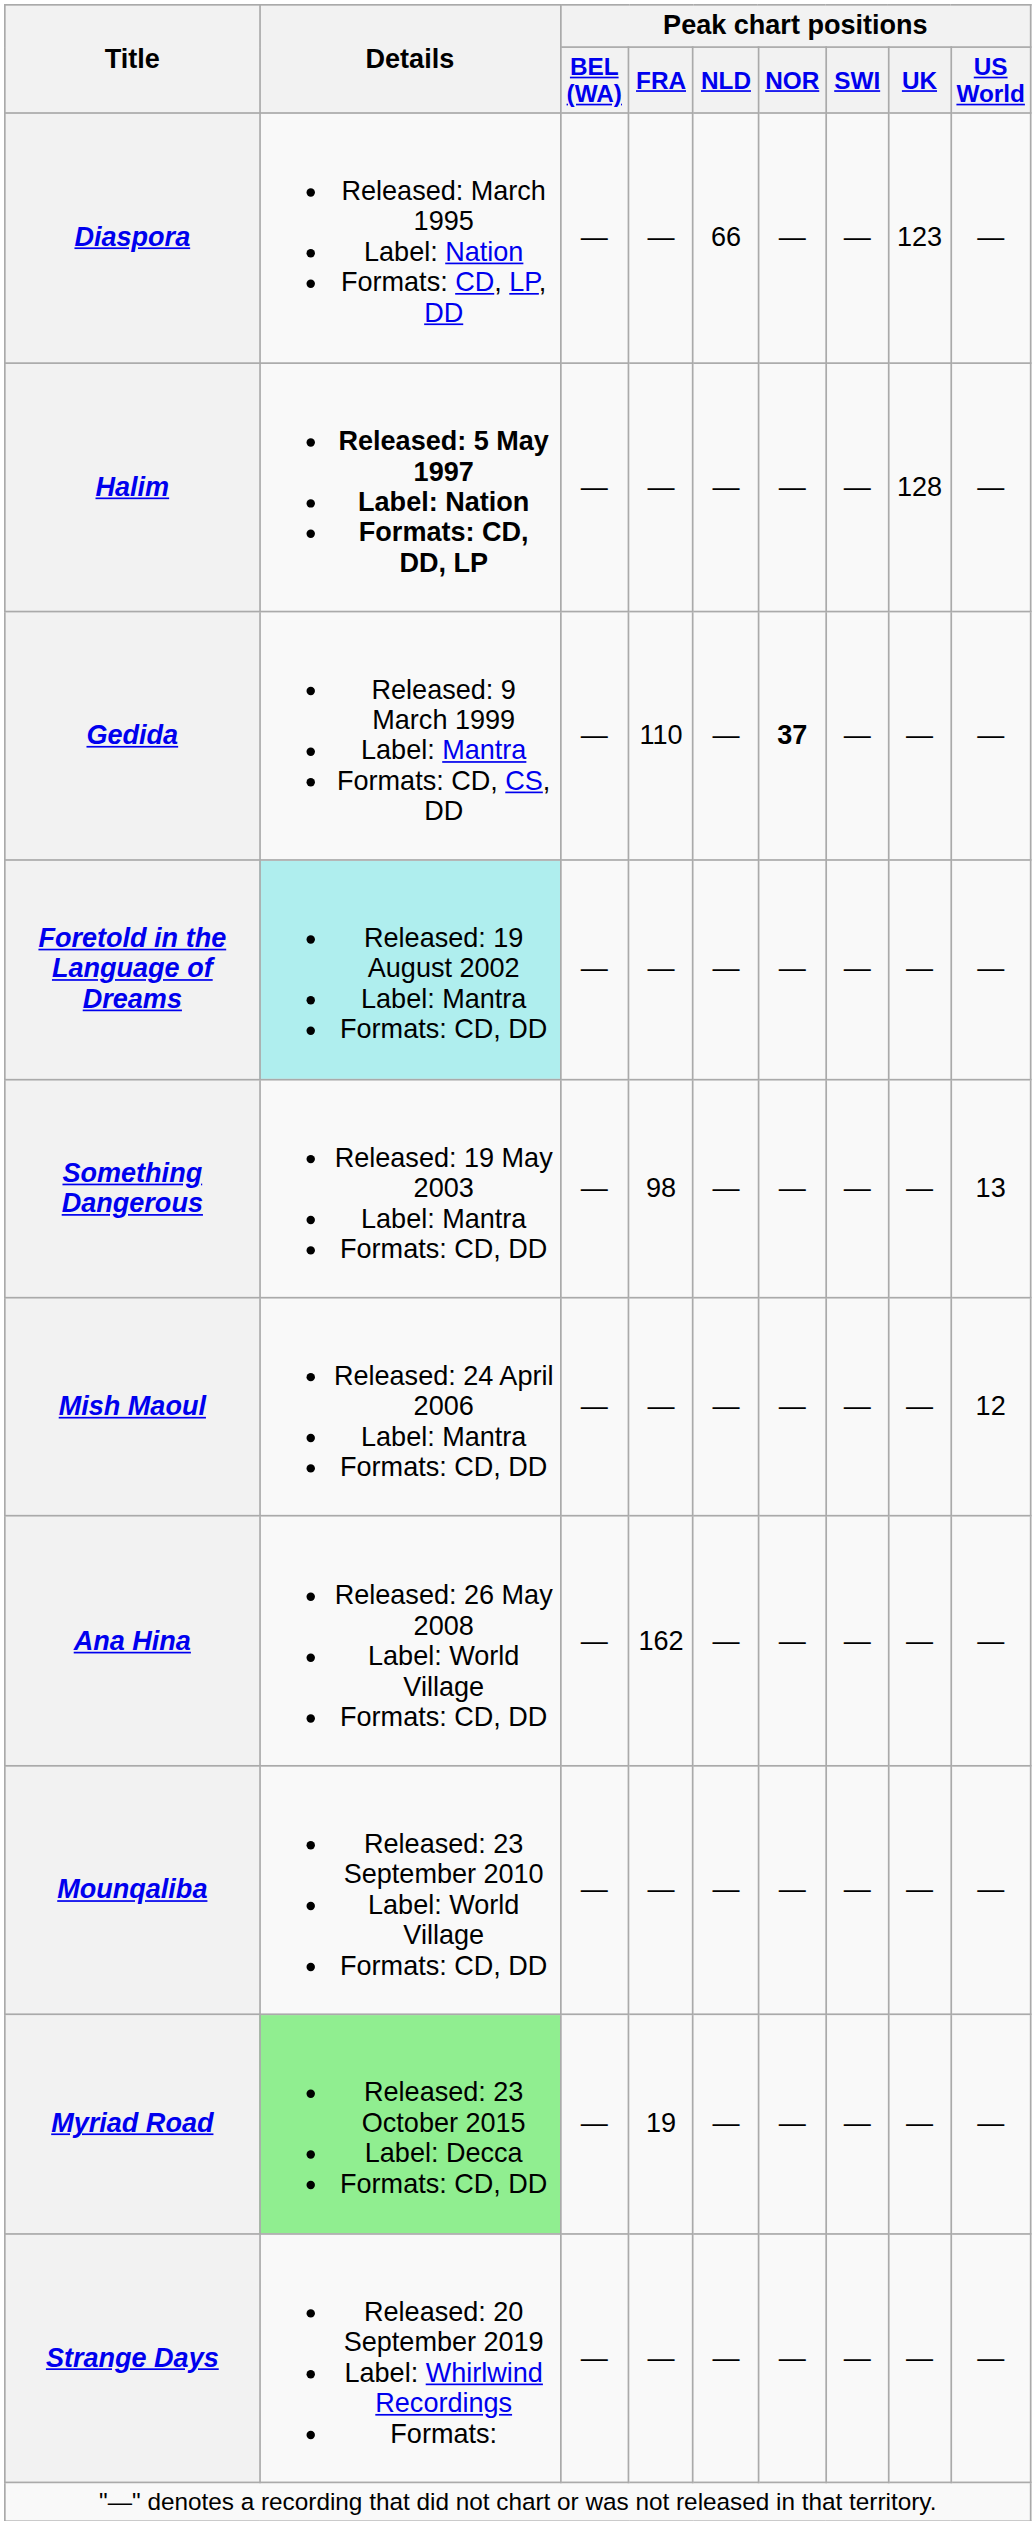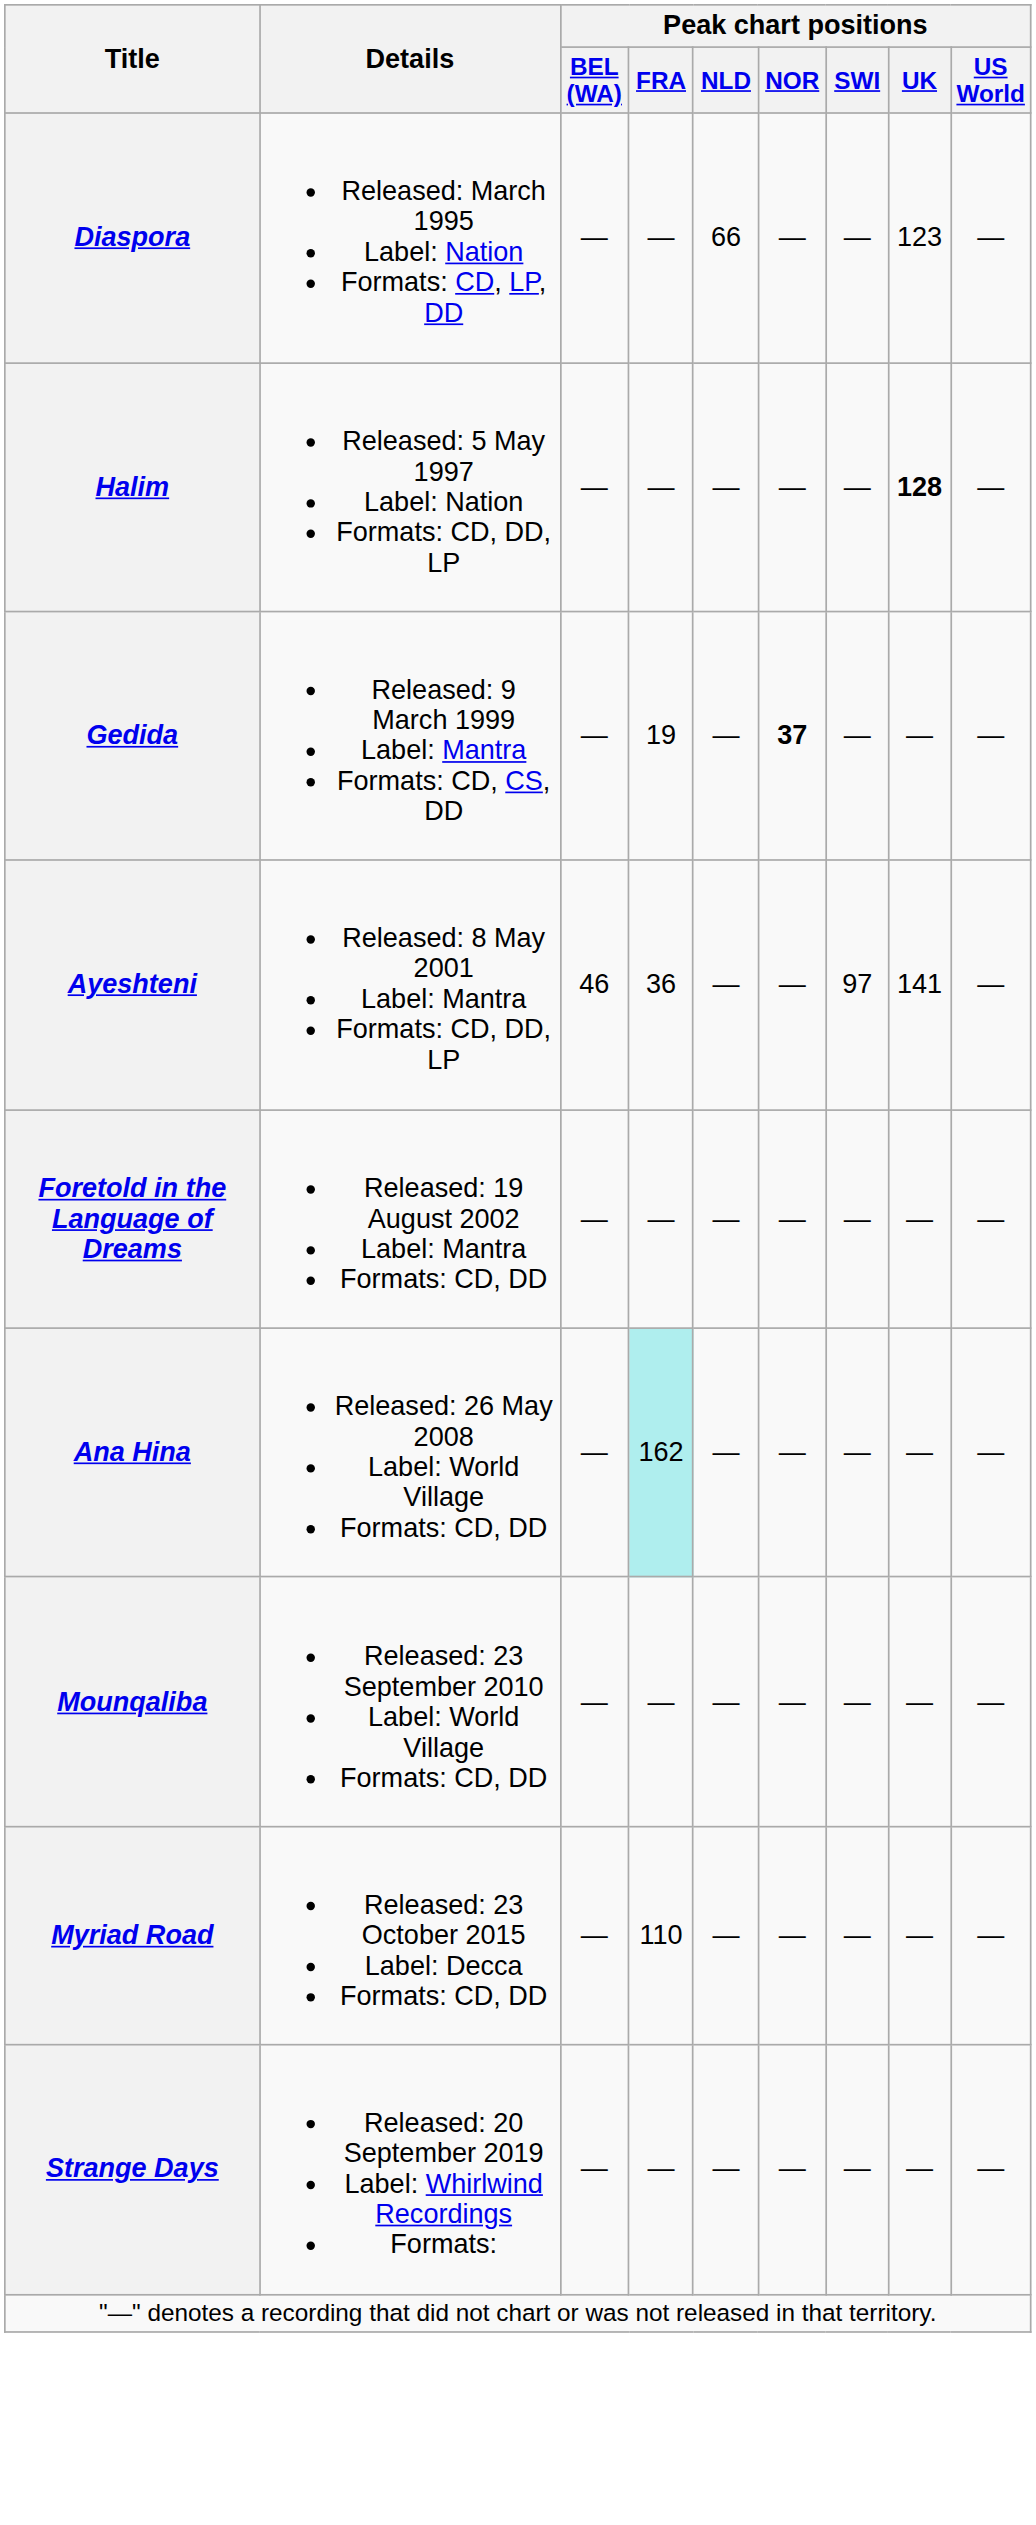(410, 502) bold -> (410, 502) normal
(919, 486) normal -> (919, 486) bold
(661, 735) 110 -> (661, 735) 19
+ row: (132, 984)
(410, 985) paleturquoise background -> (410, 1234) no background
- row: (132, 1188)
- row: (132, 1406)
(661, 1640) no background -> (661, 1452) paleturquoise background
(410, 2139) lightgreen background -> (410, 1951) no background
(661, 2123) 19 -> (661, 1935) 110
